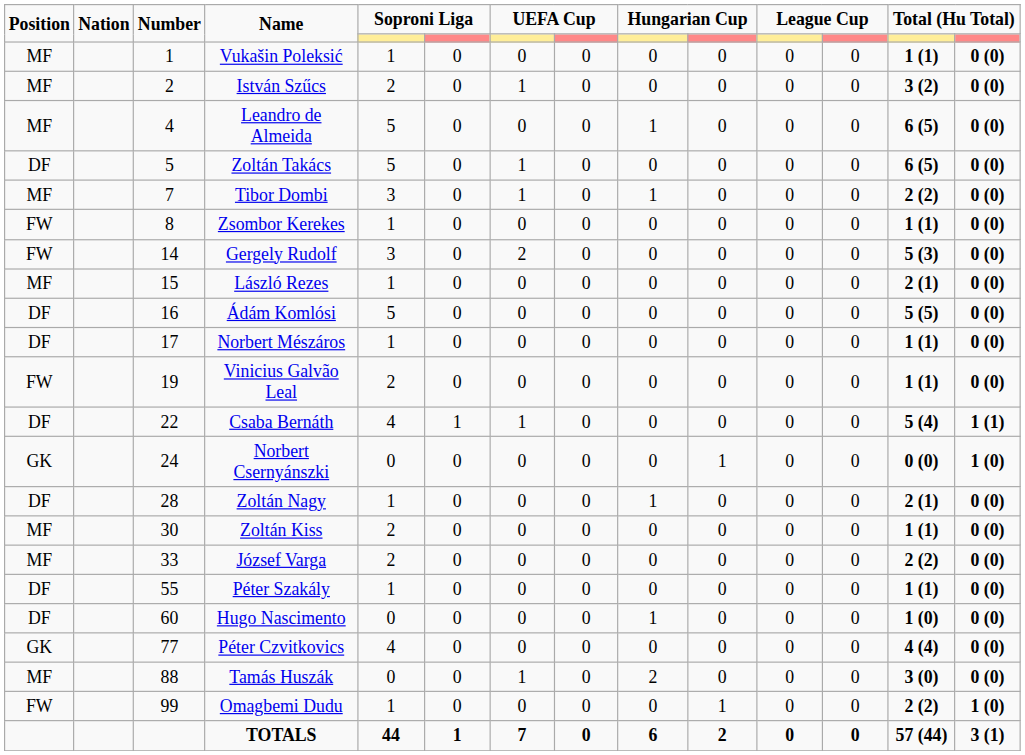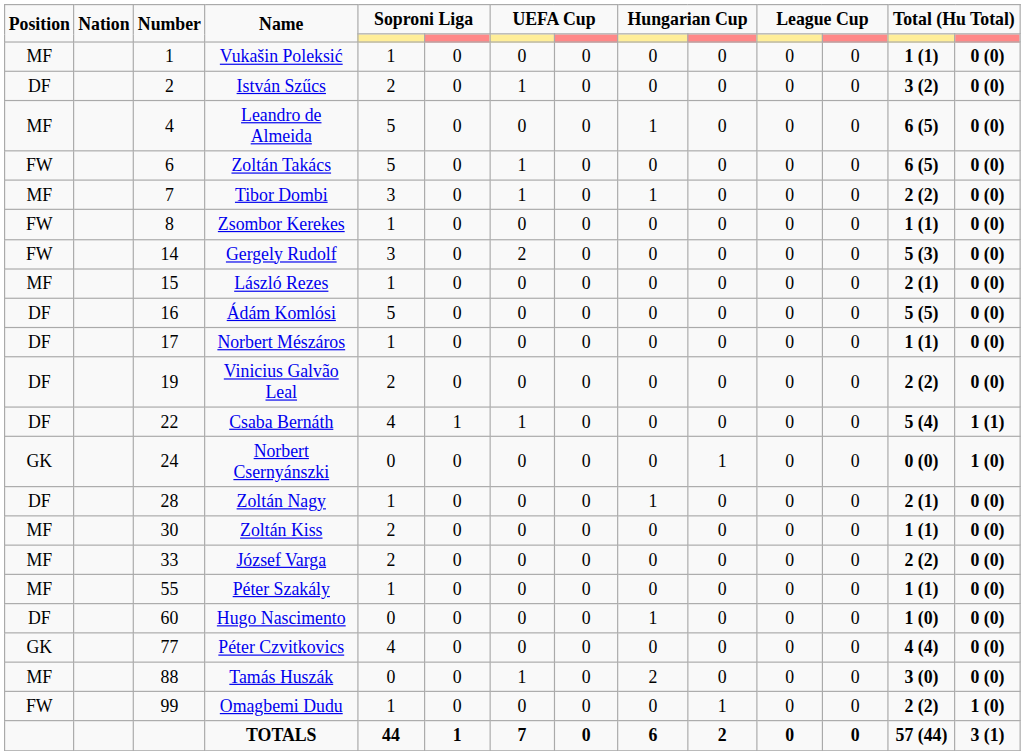(39, 86) MF -> (39, 86) DF
(39, 165) DF -> (39, 165) FW
(169, 165) 5 -> (169, 165) 6
(39, 381) FW -> (39, 381) DF
(921, 381) 1 (1) -> (921, 381) 2 (2)
(39, 589) DF -> (39, 589) MF
